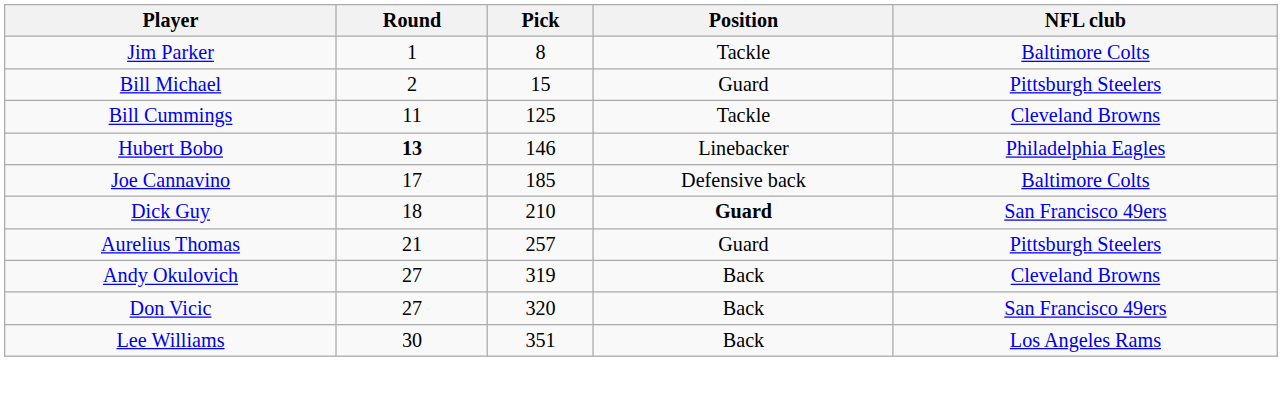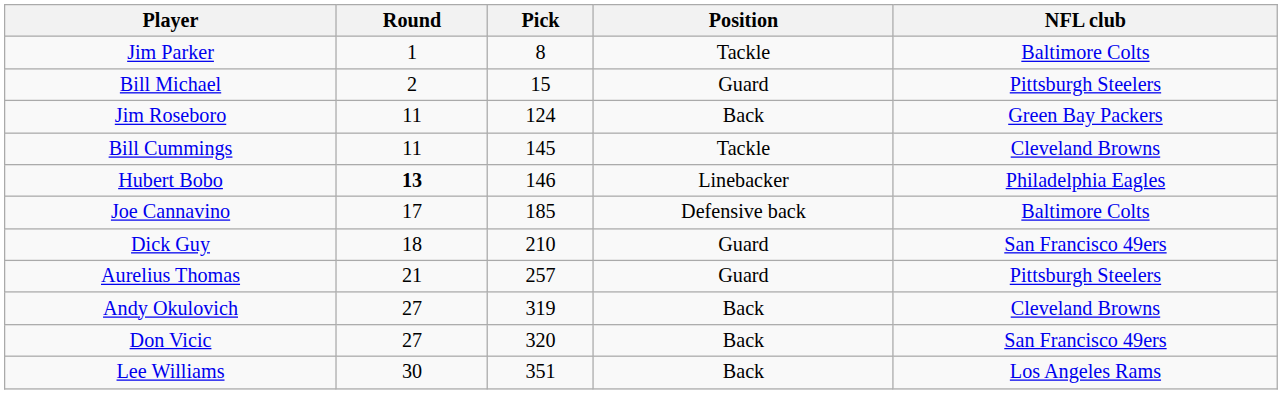+ row: (171, 116)
(541, 116) 125 -> (541, 148) 145
(743, 212) bold -> (743, 244) normal
